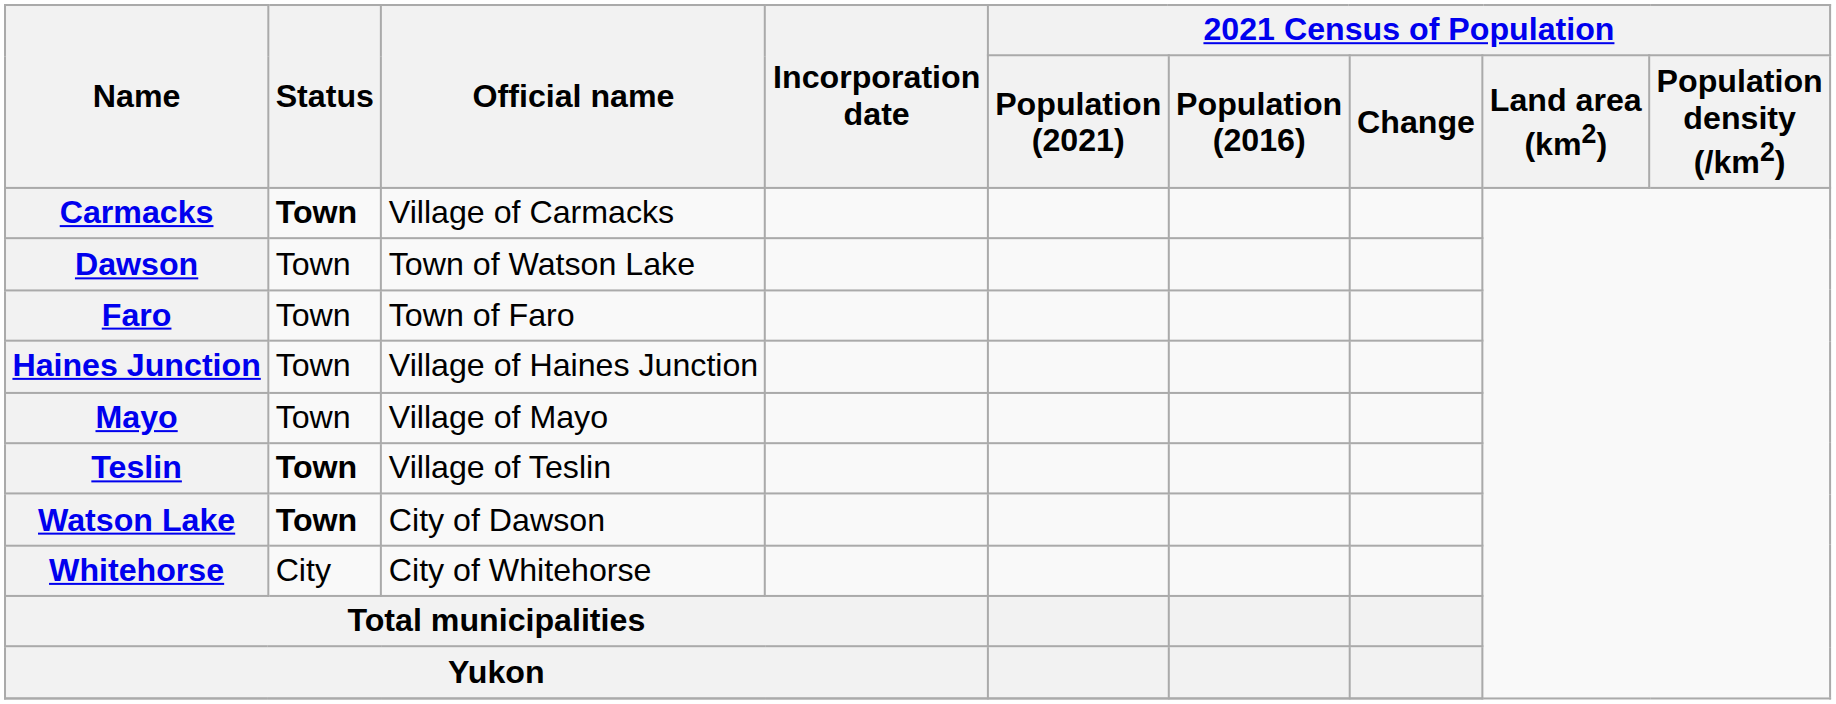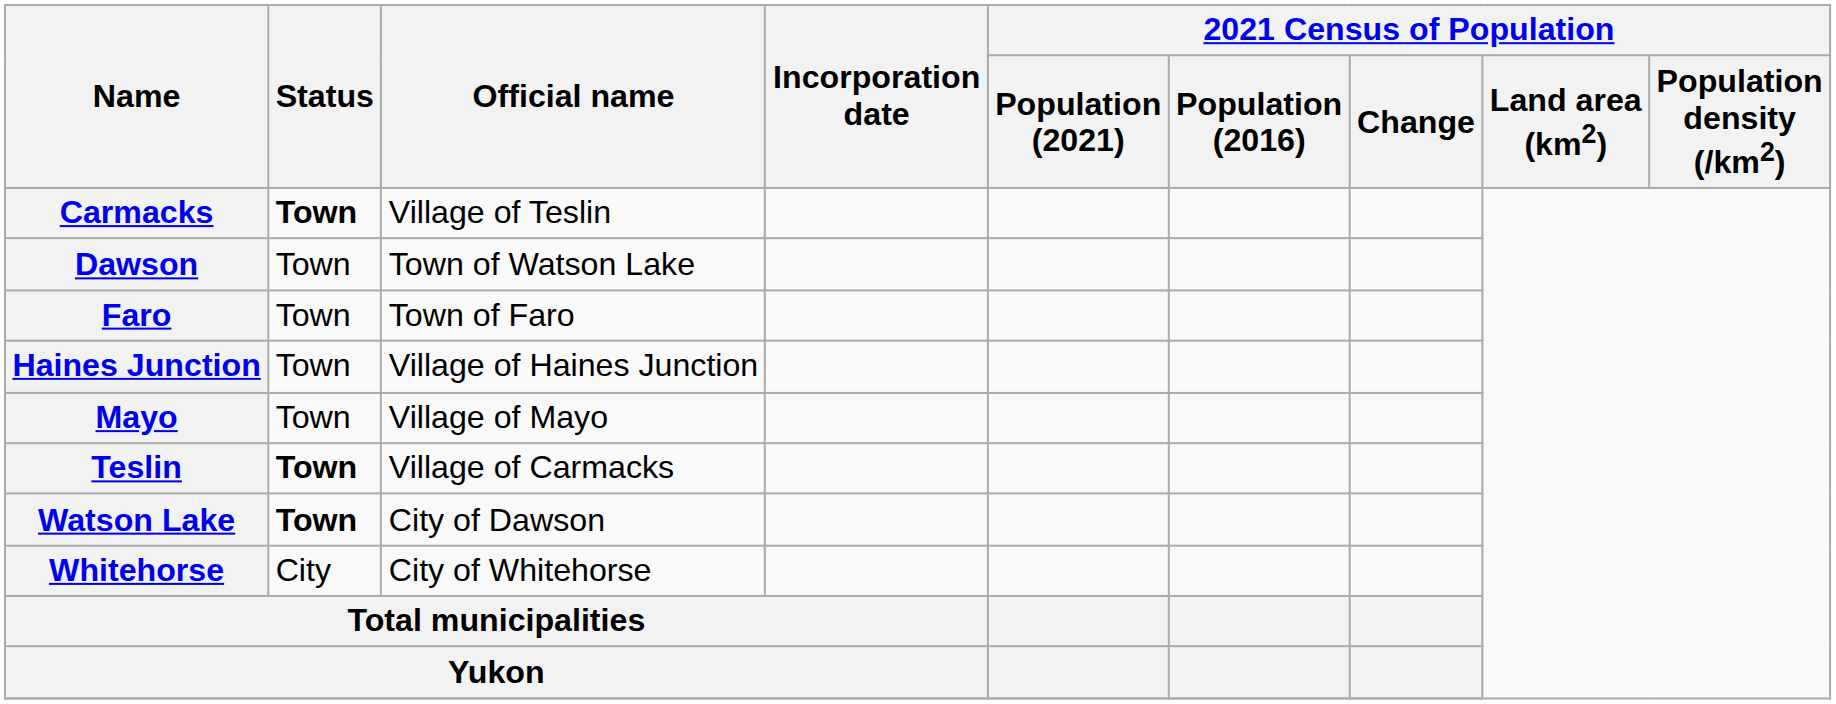(531, 213) Village of Carmacks -> (500, 213) Village of Teslin
(500, 468) Village of Teslin -> (531, 468) Village of Carmacks
